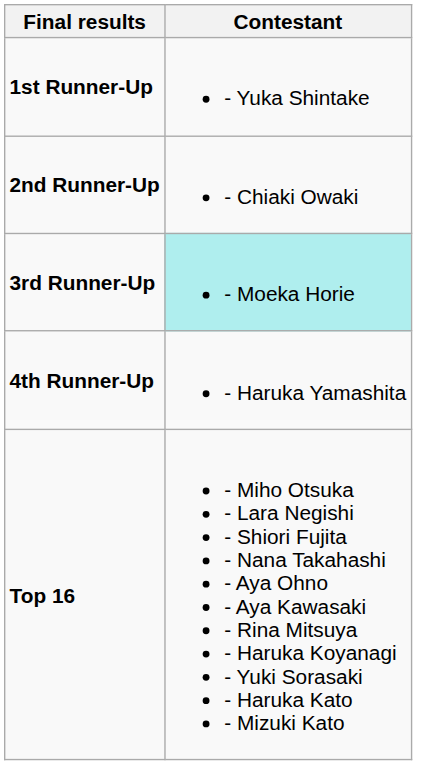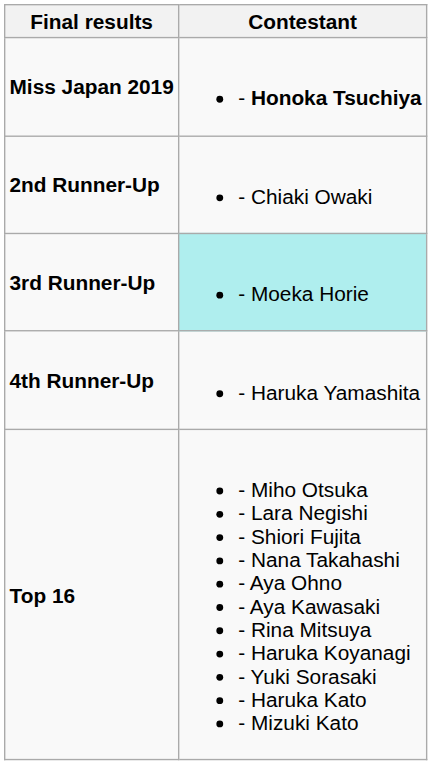+ row: (92, 87)
- row: (81, 87)
